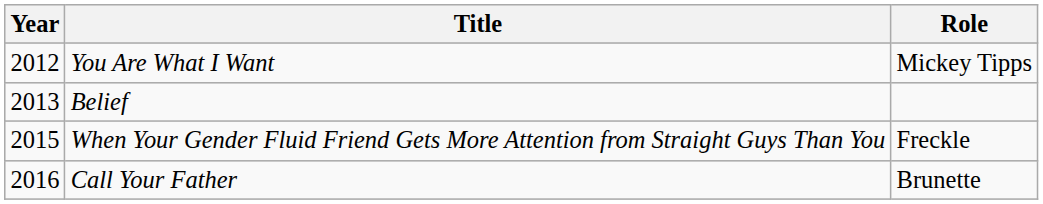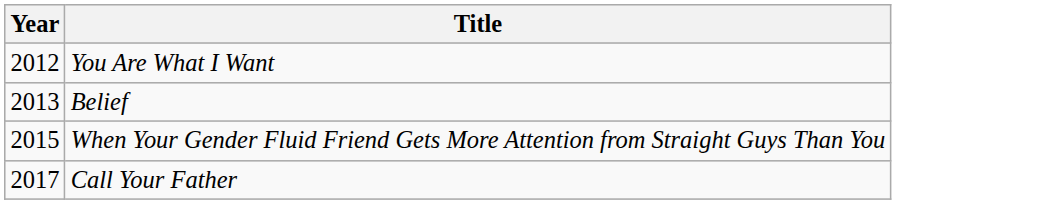- column: (964, 23)
(35, 179) 2016 -> (35, 179) 2017
